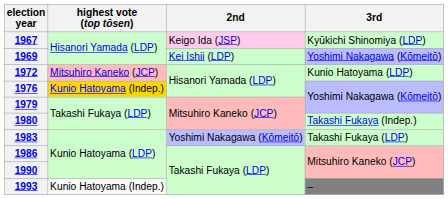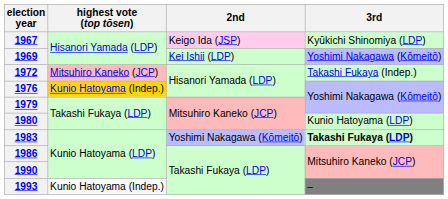(360, 72) Kunio Hatoyama (LDP) -> (362, 72) Takashi Fukaya (Indep.)
(362, 121) Takashi Fukaya (Indep.) -> (360, 121) Kunio Hatoyama (LDP)
(358, 137) normal -> (360, 137) bold
